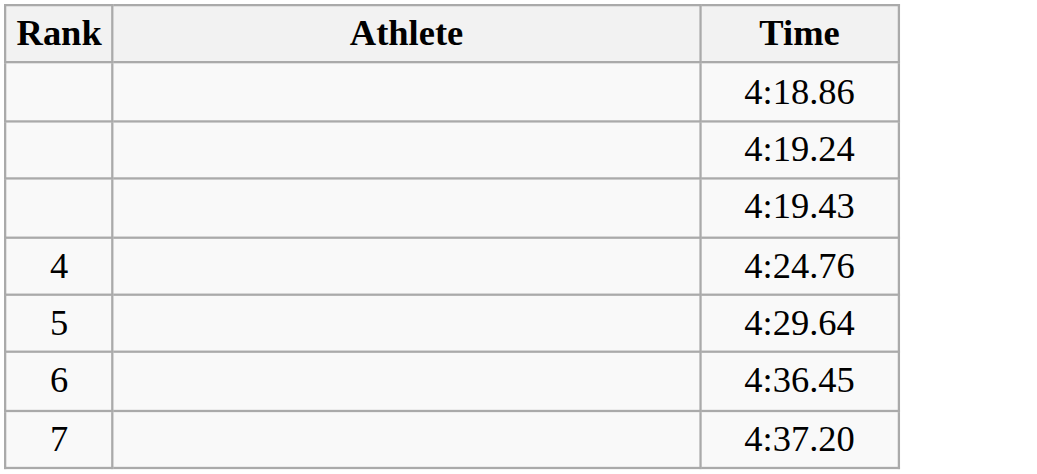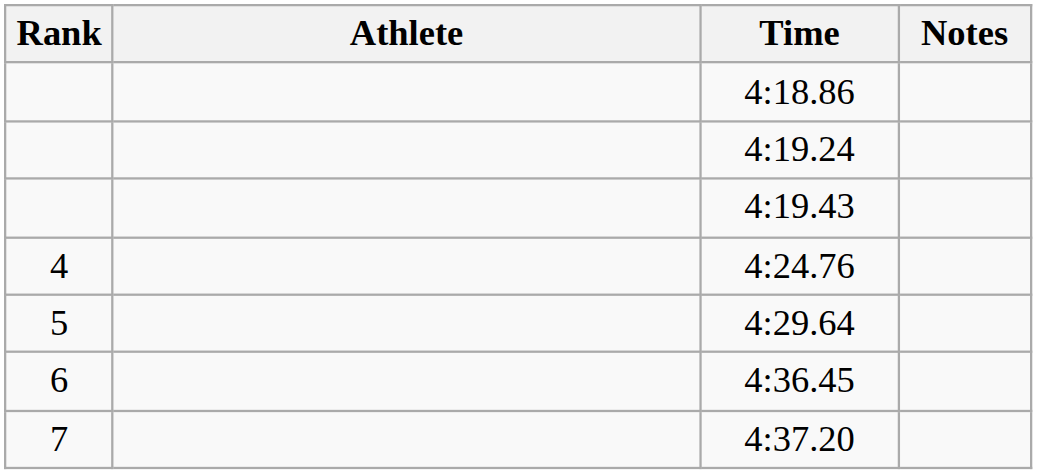+ column: (965, 33)
